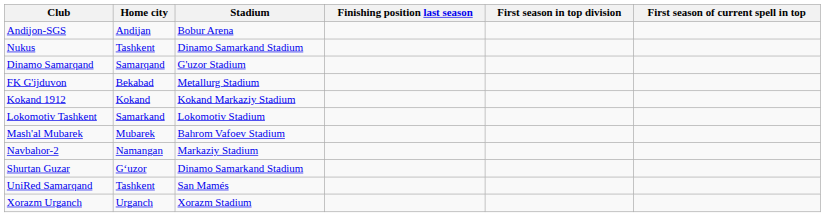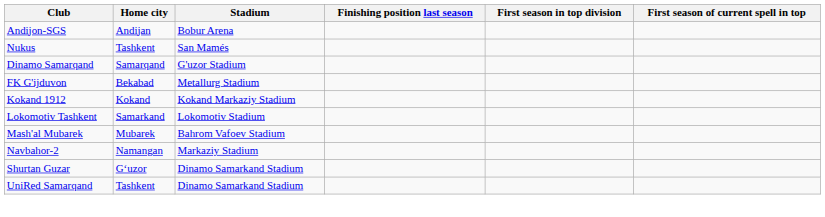(240, 47) Dinamo Samarkand Stadium -> (203, 47) San Mamés
(203, 185) San Mamés -> (240, 185) Dinamo Samarkand Stadium
- row: (44, 202)
